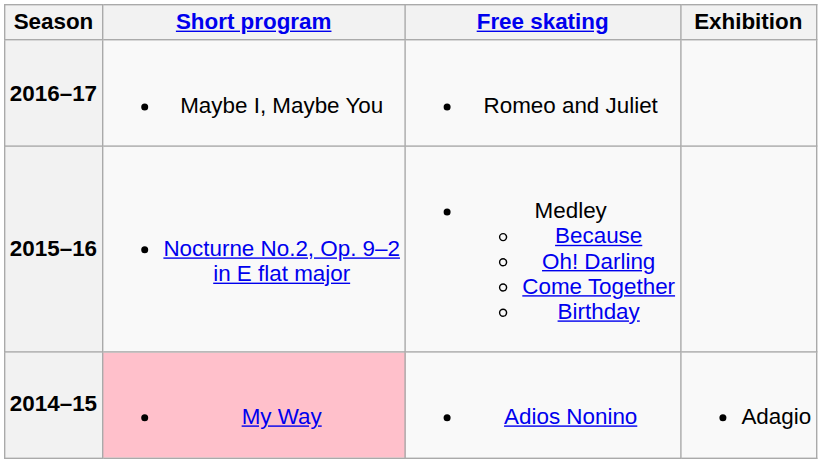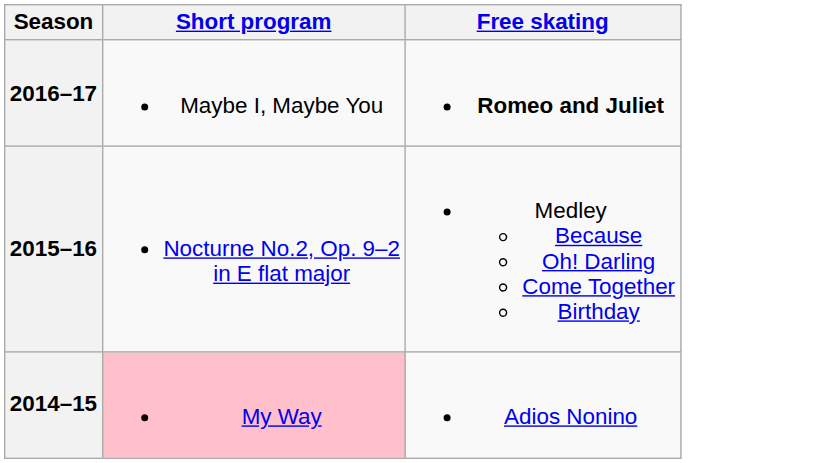- column: (748, 22)
(543, 106) normal -> (543, 106) bold
